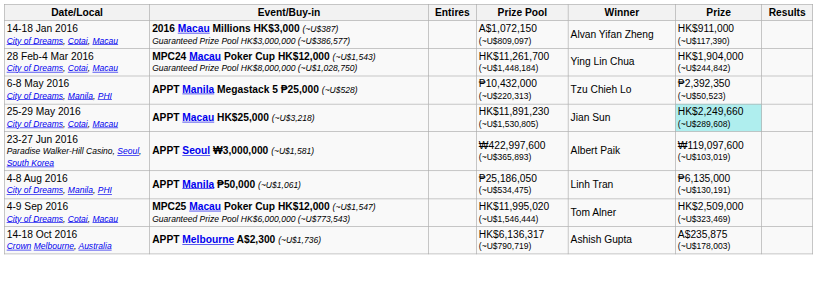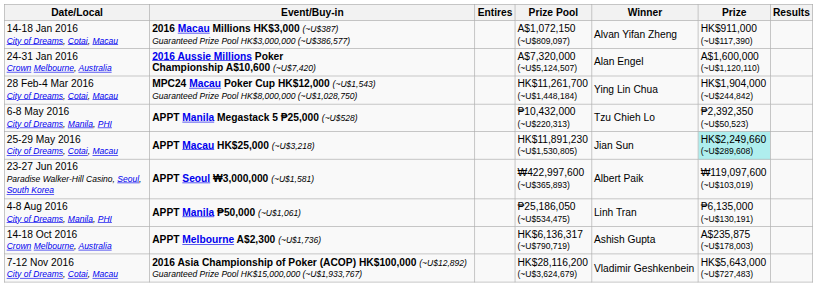+ row: (59, 62)
- row: (62, 212)
+ row: (62, 268)
